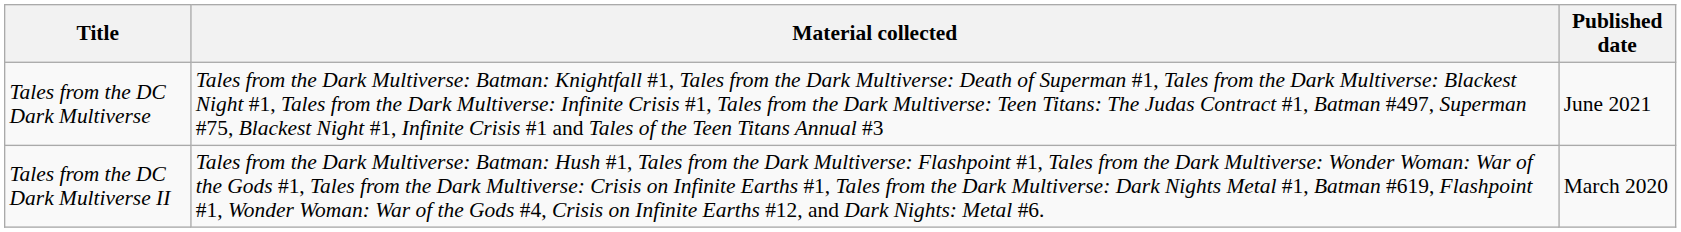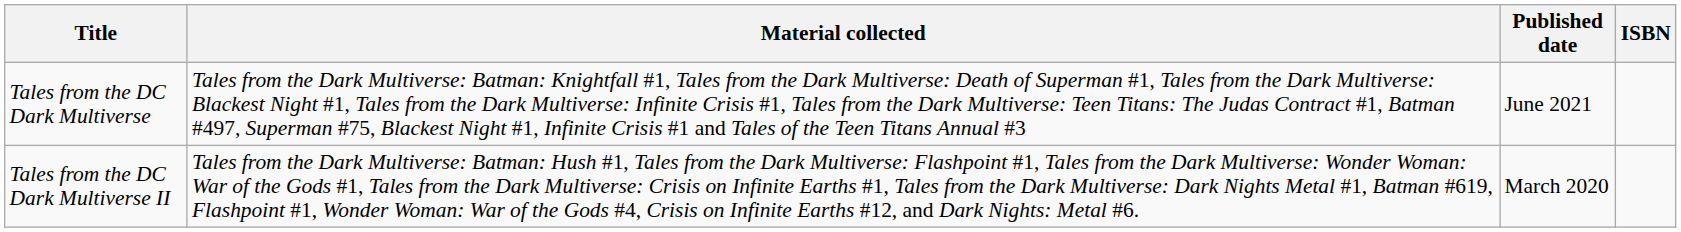+ column: (1646, 33)
